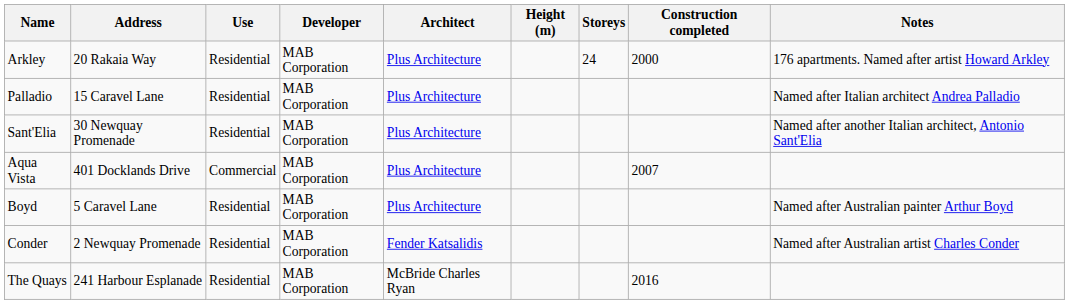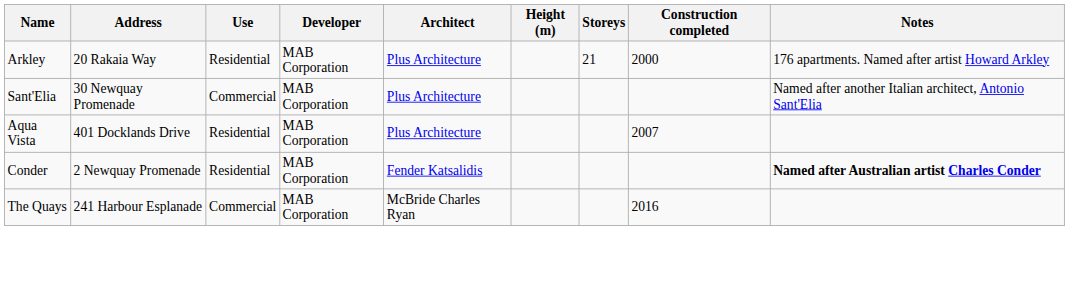(589, 59) 24 -> (589, 59) 21
- row: (30, 96)
(240, 133) Residential -> (243, 96) Commercial
(243, 170) Commercial -> (240, 133) Residential
- row: (22, 207)
(896, 244) normal -> (907, 170) bold
(240, 281) Residential -> (243, 207) Commercial
